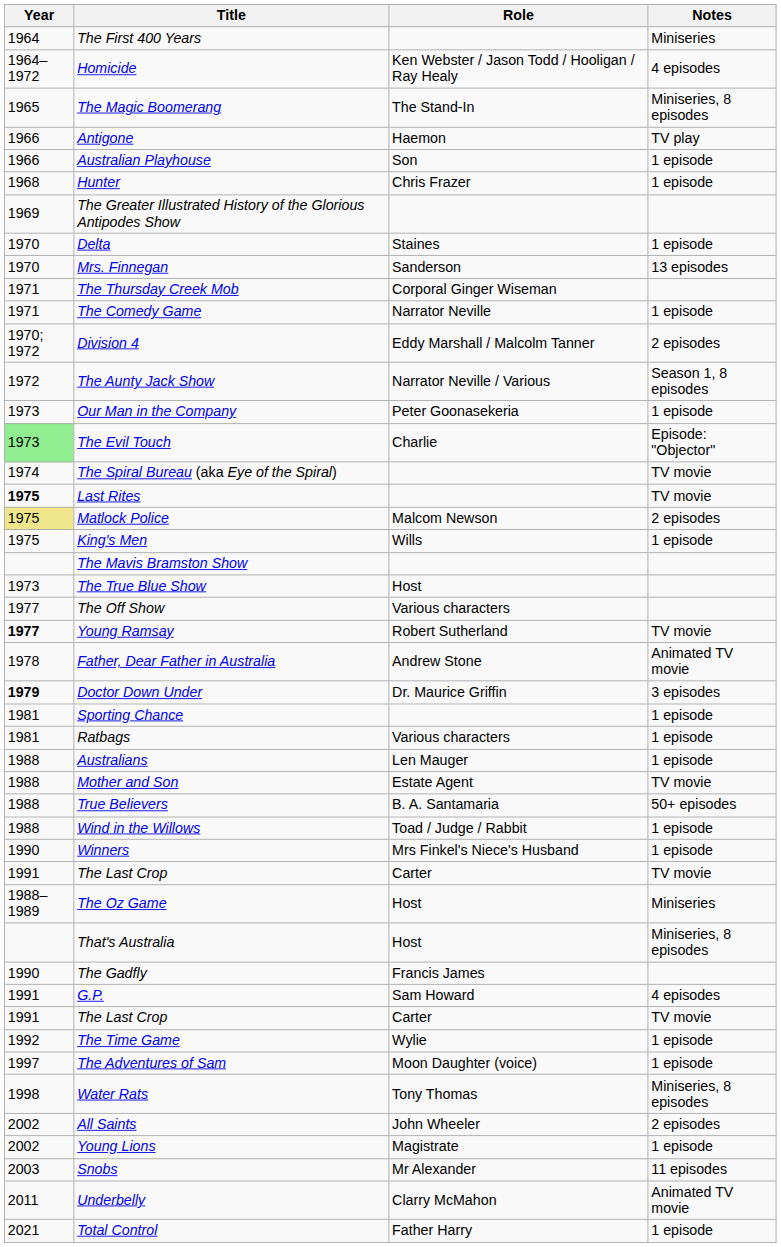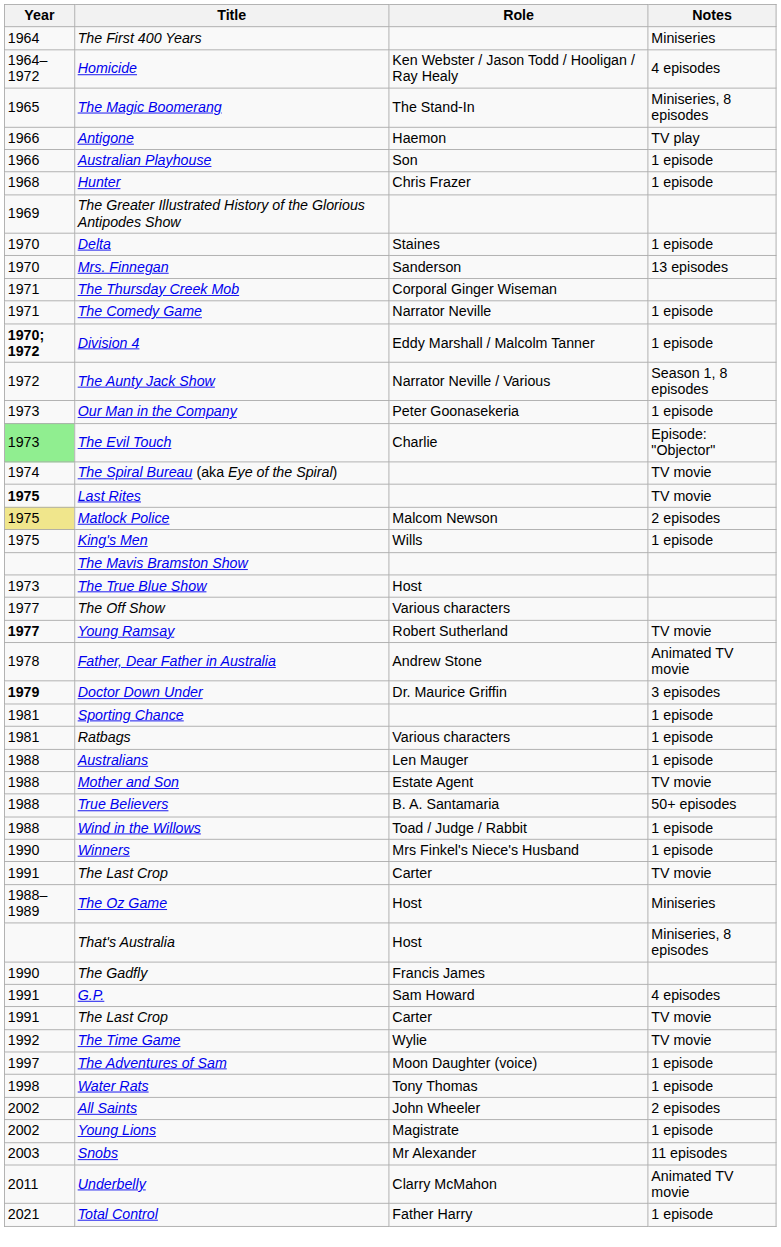(26, 342) normal -> (26, 342) bold
(686, 342) 2 episodes -> (682, 342) 1 episode
(682, 1040) 1 episode -> (681, 1040) TV movie
(691, 1093) Miniseries, 8 episodes -> (682, 1085) 1 episode
